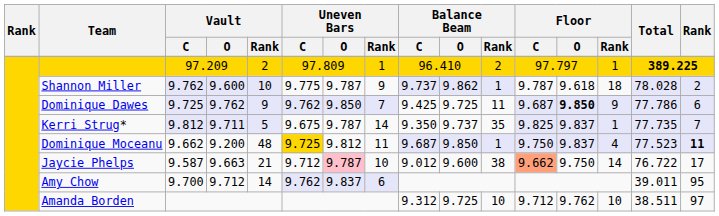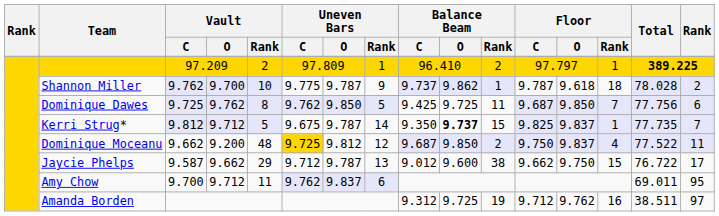(227, 86) 9.600 -> (227, 86) 9.700
(265, 105) 9 -> (265, 105) 8
(381, 105) 7 -> (381, 105) 5
(577, 105) bold -> (577, 105) normal
(615, 105) 9 -> (615, 105) 7
(656, 105) 77.786 -> (656, 105) 77.756
(227, 124) 9.711 -> (227, 124) 9.712
(460, 124) normal -> (460, 124) bold
(498, 124) 35 -> (498, 124) 15
(381, 143) 11 -> (381, 143) 12
(498, 143) 1 -> (498, 143) 2
(656, 143) 77.523 -> (656, 143) 77.522
(697, 143) bold -> (697, 143) normal
(227, 163) 9.663 -> (227, 163) 9.662
(265, 163) 21 -> (265, 163) 29
(344, 163) pink background -> (344, 163) no background
(381, 163) 10 -> (381, 163) 13
(536, 163) lightsalmon background -> (536, 163) no background
(615, 163) 14 -> (615, 163) 15
(265, 182) 14 -> (265, 182) 11
(656, 182) 39.011 -> (656, 182) 69.011
(498, 201) 10 -> (498, 201) 19
(615, 201) 10 -> (615, 201) 16
